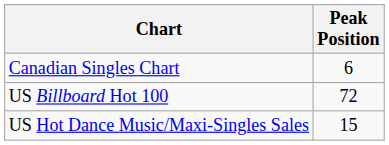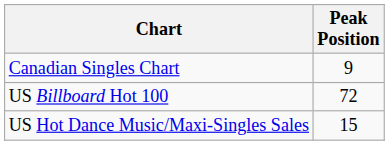(349, 67) 6 -> (349, 67) 9
